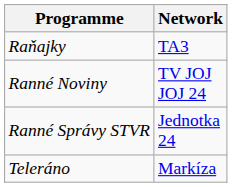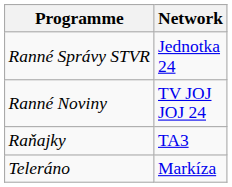rows swapped: (37, 45) <-> (79, 130)
